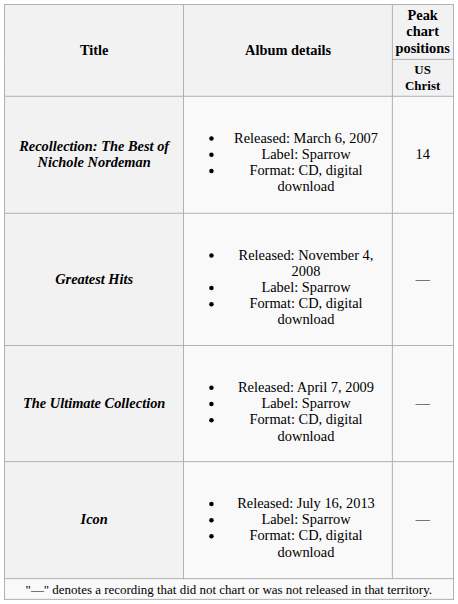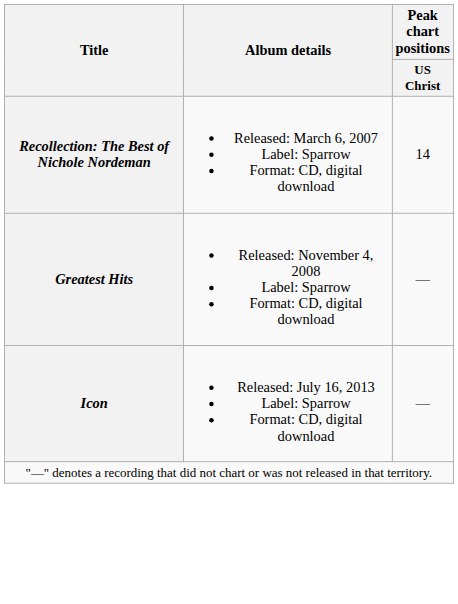- row: (94, 403)
